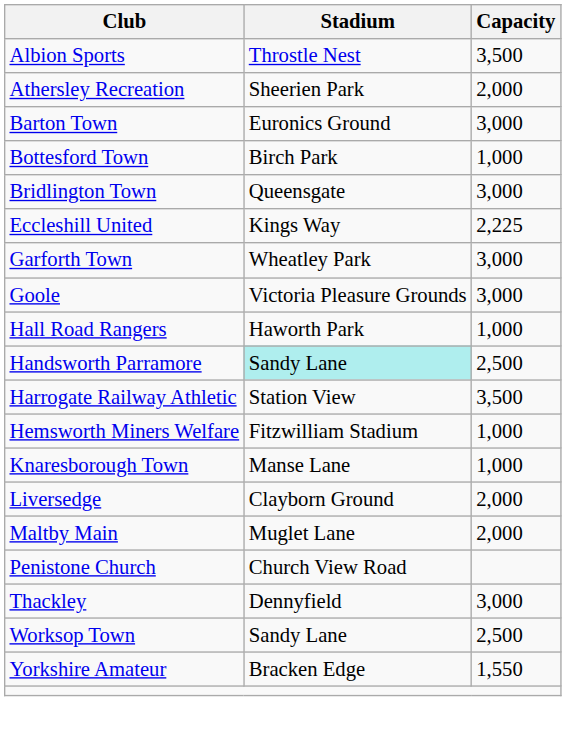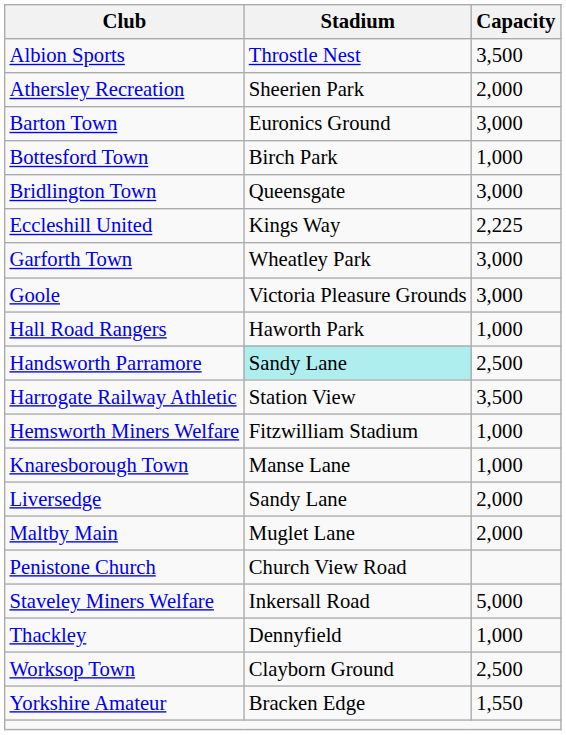(321, 498) Clayborn Ground -> (298, 498) Sandy Lane
+ row: (112, 601)
(499, 601) 3,000 -> (499, 635) 1,000
(298, 635) Sandy Lane -> (321, 669) Clayborn Ground
